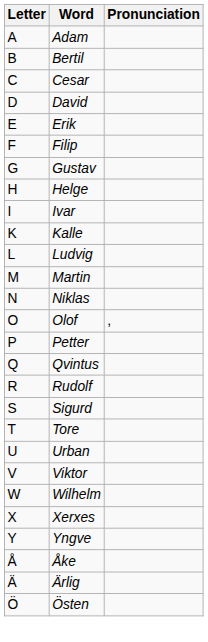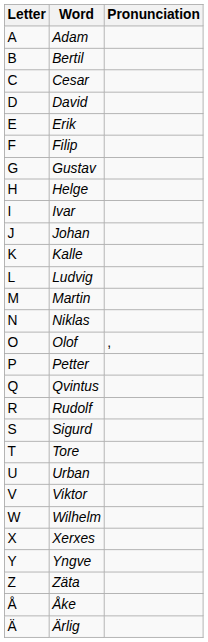+ row: (71, 233)
+ row: (66, 582)
- row: (71, 604)
